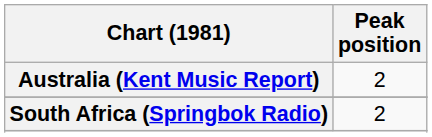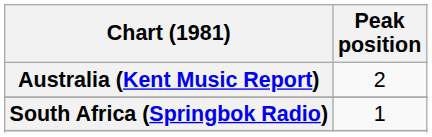(380, 113) 2 -> (380, 113) 1
